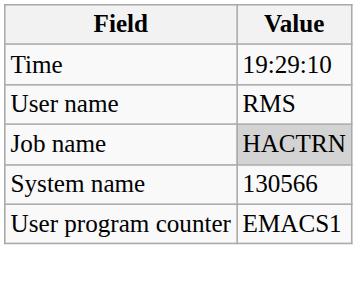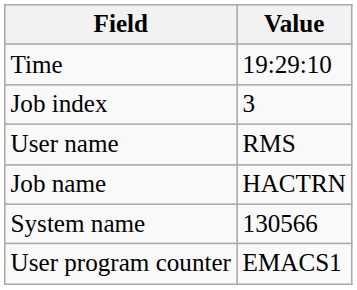+ row: (59, 104)
(294, 143) lightgrey background -> (294, 183) no background
